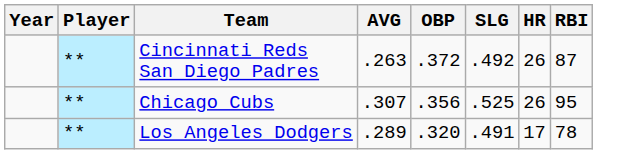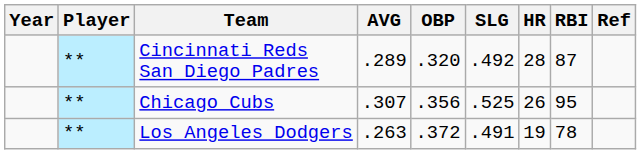+ column: (614, 20)
(384, 61) .263 -> (384, 61) .289
(438, 61) .372 -> (438, 61) .320
(535, 61) 26 -> (535, 61) 28
(384, 133) .289 -> (384, 133) .263
(438, 133) .320 -> (438, 133) .372
(535, 133) 17 -> (535, 133) 19
